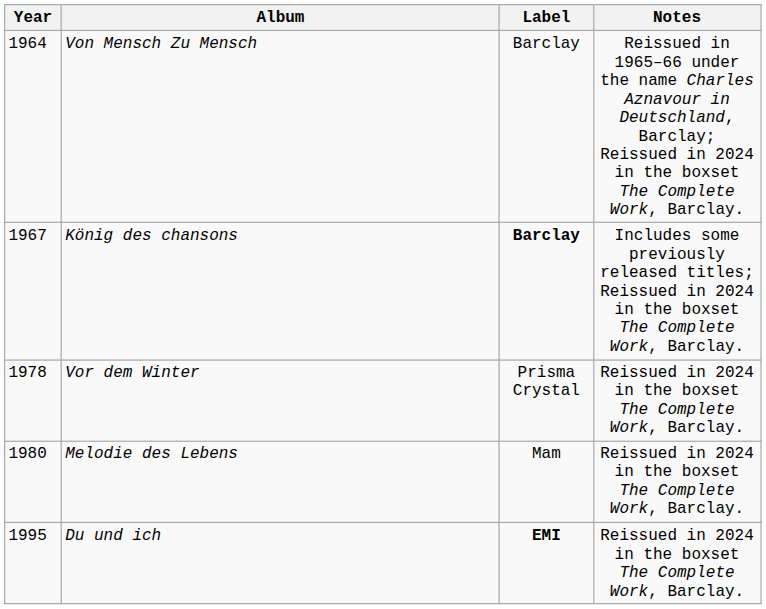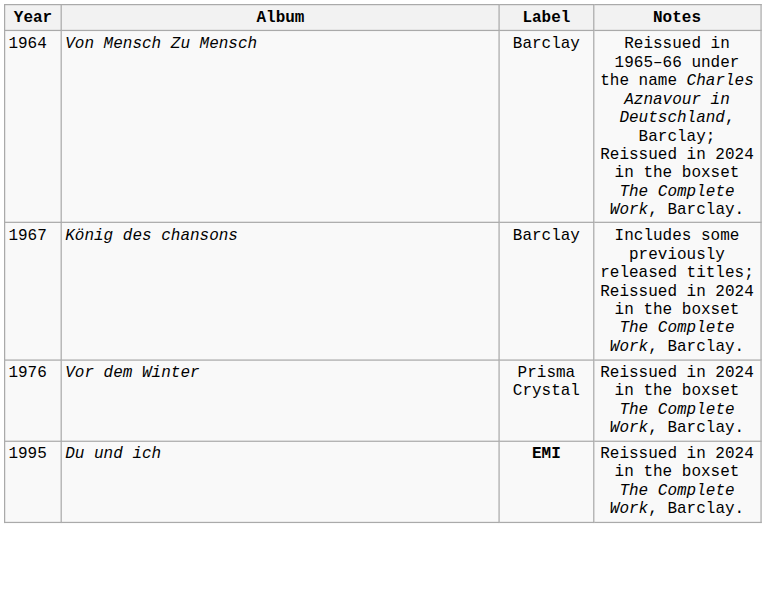(546, 236) bold -> (546, 236) normal
(28, 373) 1978 -> (28, 373) 1976
- row: (152, 454)
